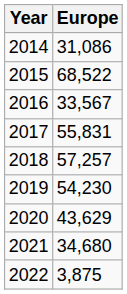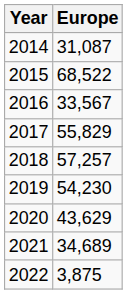(84, 47) 31,086 -> (84, 47) 31,087
(84, 132) 55,831 -> (84, 132) 55,829
(84, 246) 34,680 -> (84, 246) 34,689
